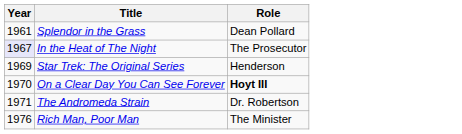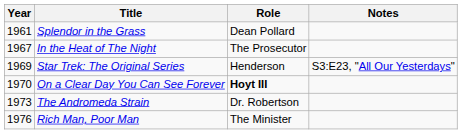+ column: (383, 13)
(19, 48) lavender background -> (19, 48) no background
(19, 102) 1971 -> (19, 102) 1973
